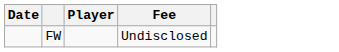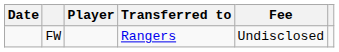+ column: (176, 15)
